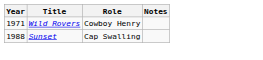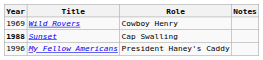(16, 23) 1971 -> (16, 23) 1969
(16, 36) normal -> (16, 36) bold
+ row: (73, 49)
